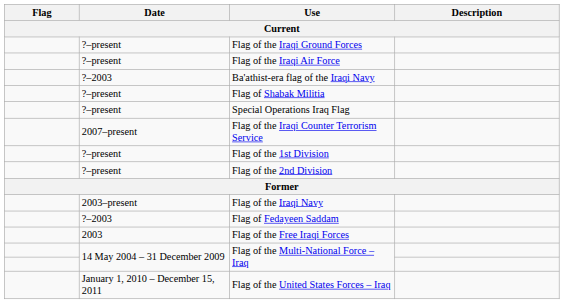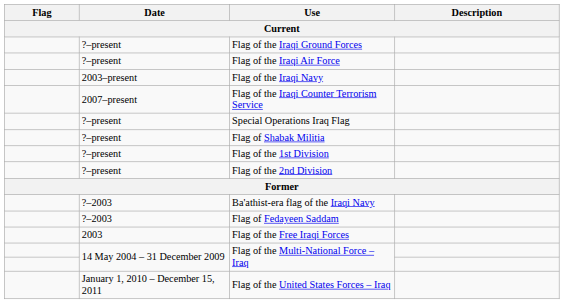rows swapped: (109, 202) <-> (97, 77)
rows swapped: (109, 132) <-> (101, 93)
